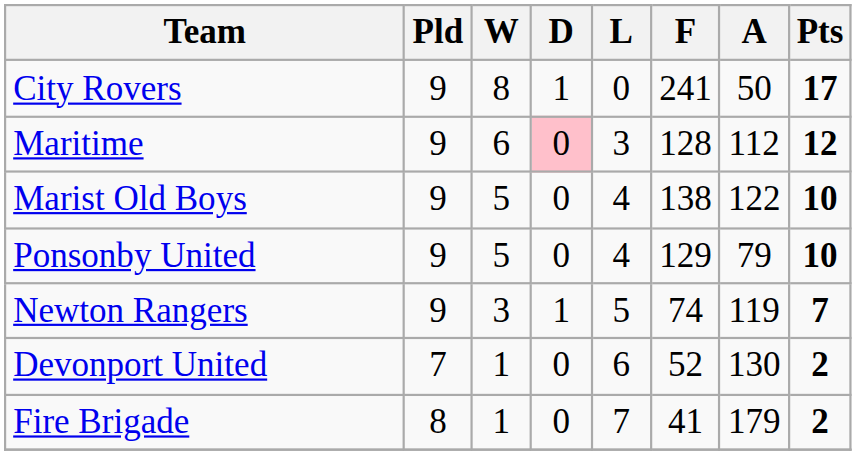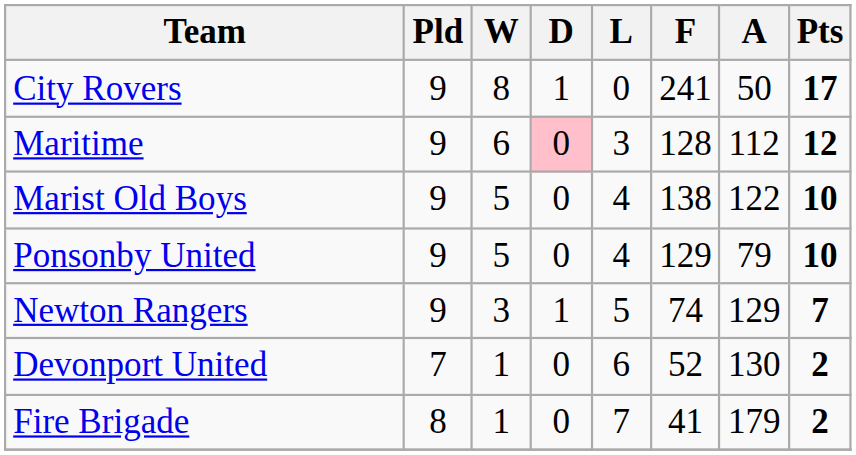(754, 310) 119 -> (754, 310) 129
